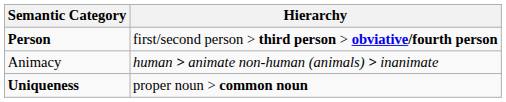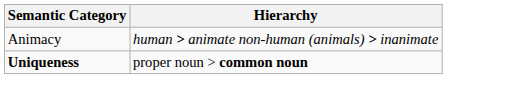- row: (29, 39)
